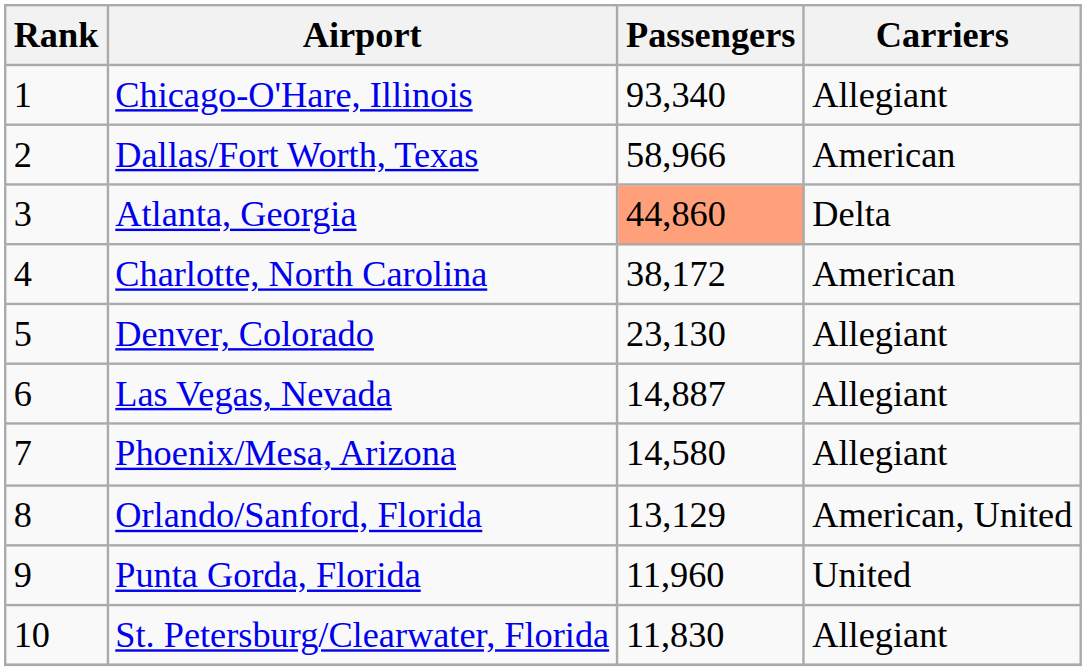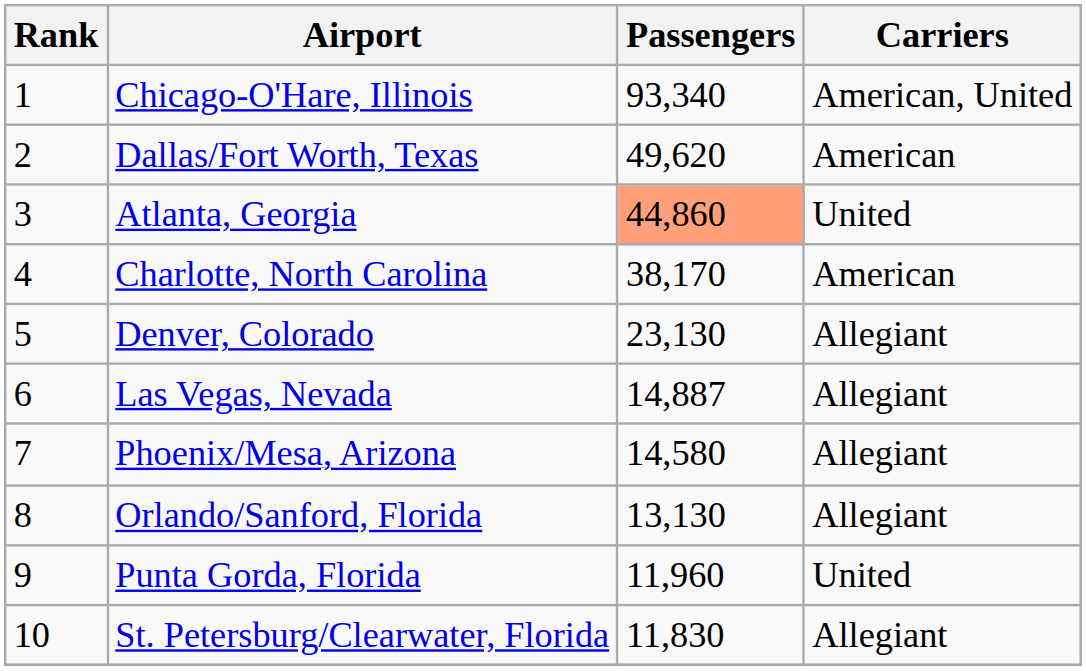(880, 94) Allegiant -> (942, 94) American, United
(676, 154) 58,966 -> (676, 154) 49,620
(852, 214) Delta -> (862, 214) United
(676, 274) 38,172 -> (676, 274) 38,170
(676, 513) 13,129 -> (676, 513) 13,130
(942, 513) American, United -> (880, 513) Allegiant
